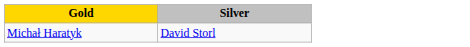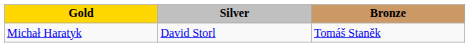+ column: (388, 13)
